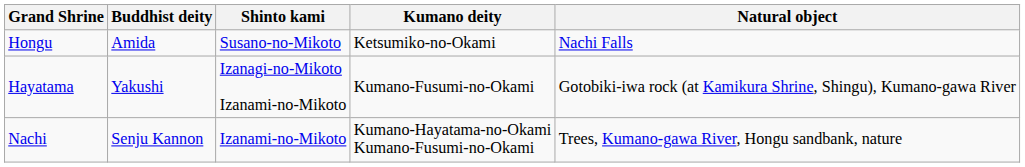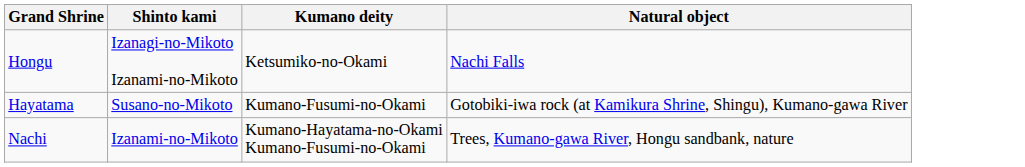- column: (162, 17)
(280, 42) Susano-no-Mikoto -> (175, 61) Izanagi-no-Mikoto Izanami-no-Mikoto
(283, 86) Izanagi-no-Mikoto Izanami-no-Mikoto -> (172, 104) Susano-no-Mikoto
